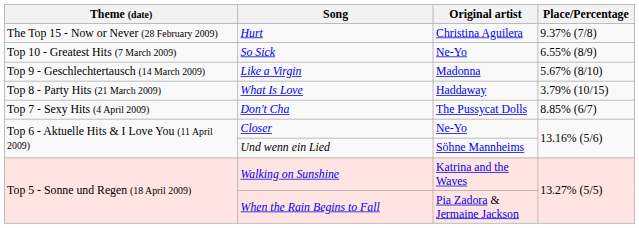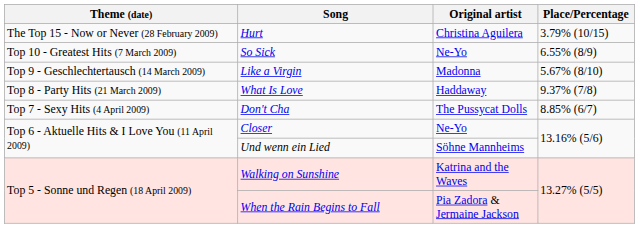(568, 32) 9.37% (7/8) -> (574, 32) 3.79% (10/15)
(574, 90) 3.79% (10/15) -> (568, 90) 9.37% (7/8)
